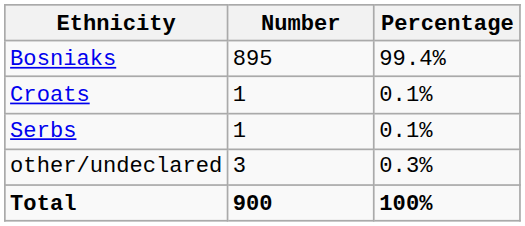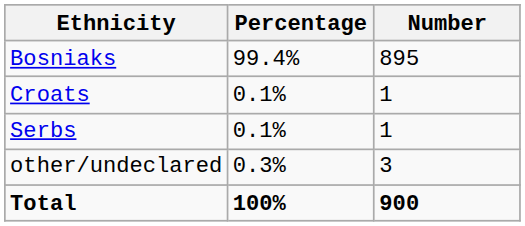columns swapped: (301, 23) <-> (447, 23)
